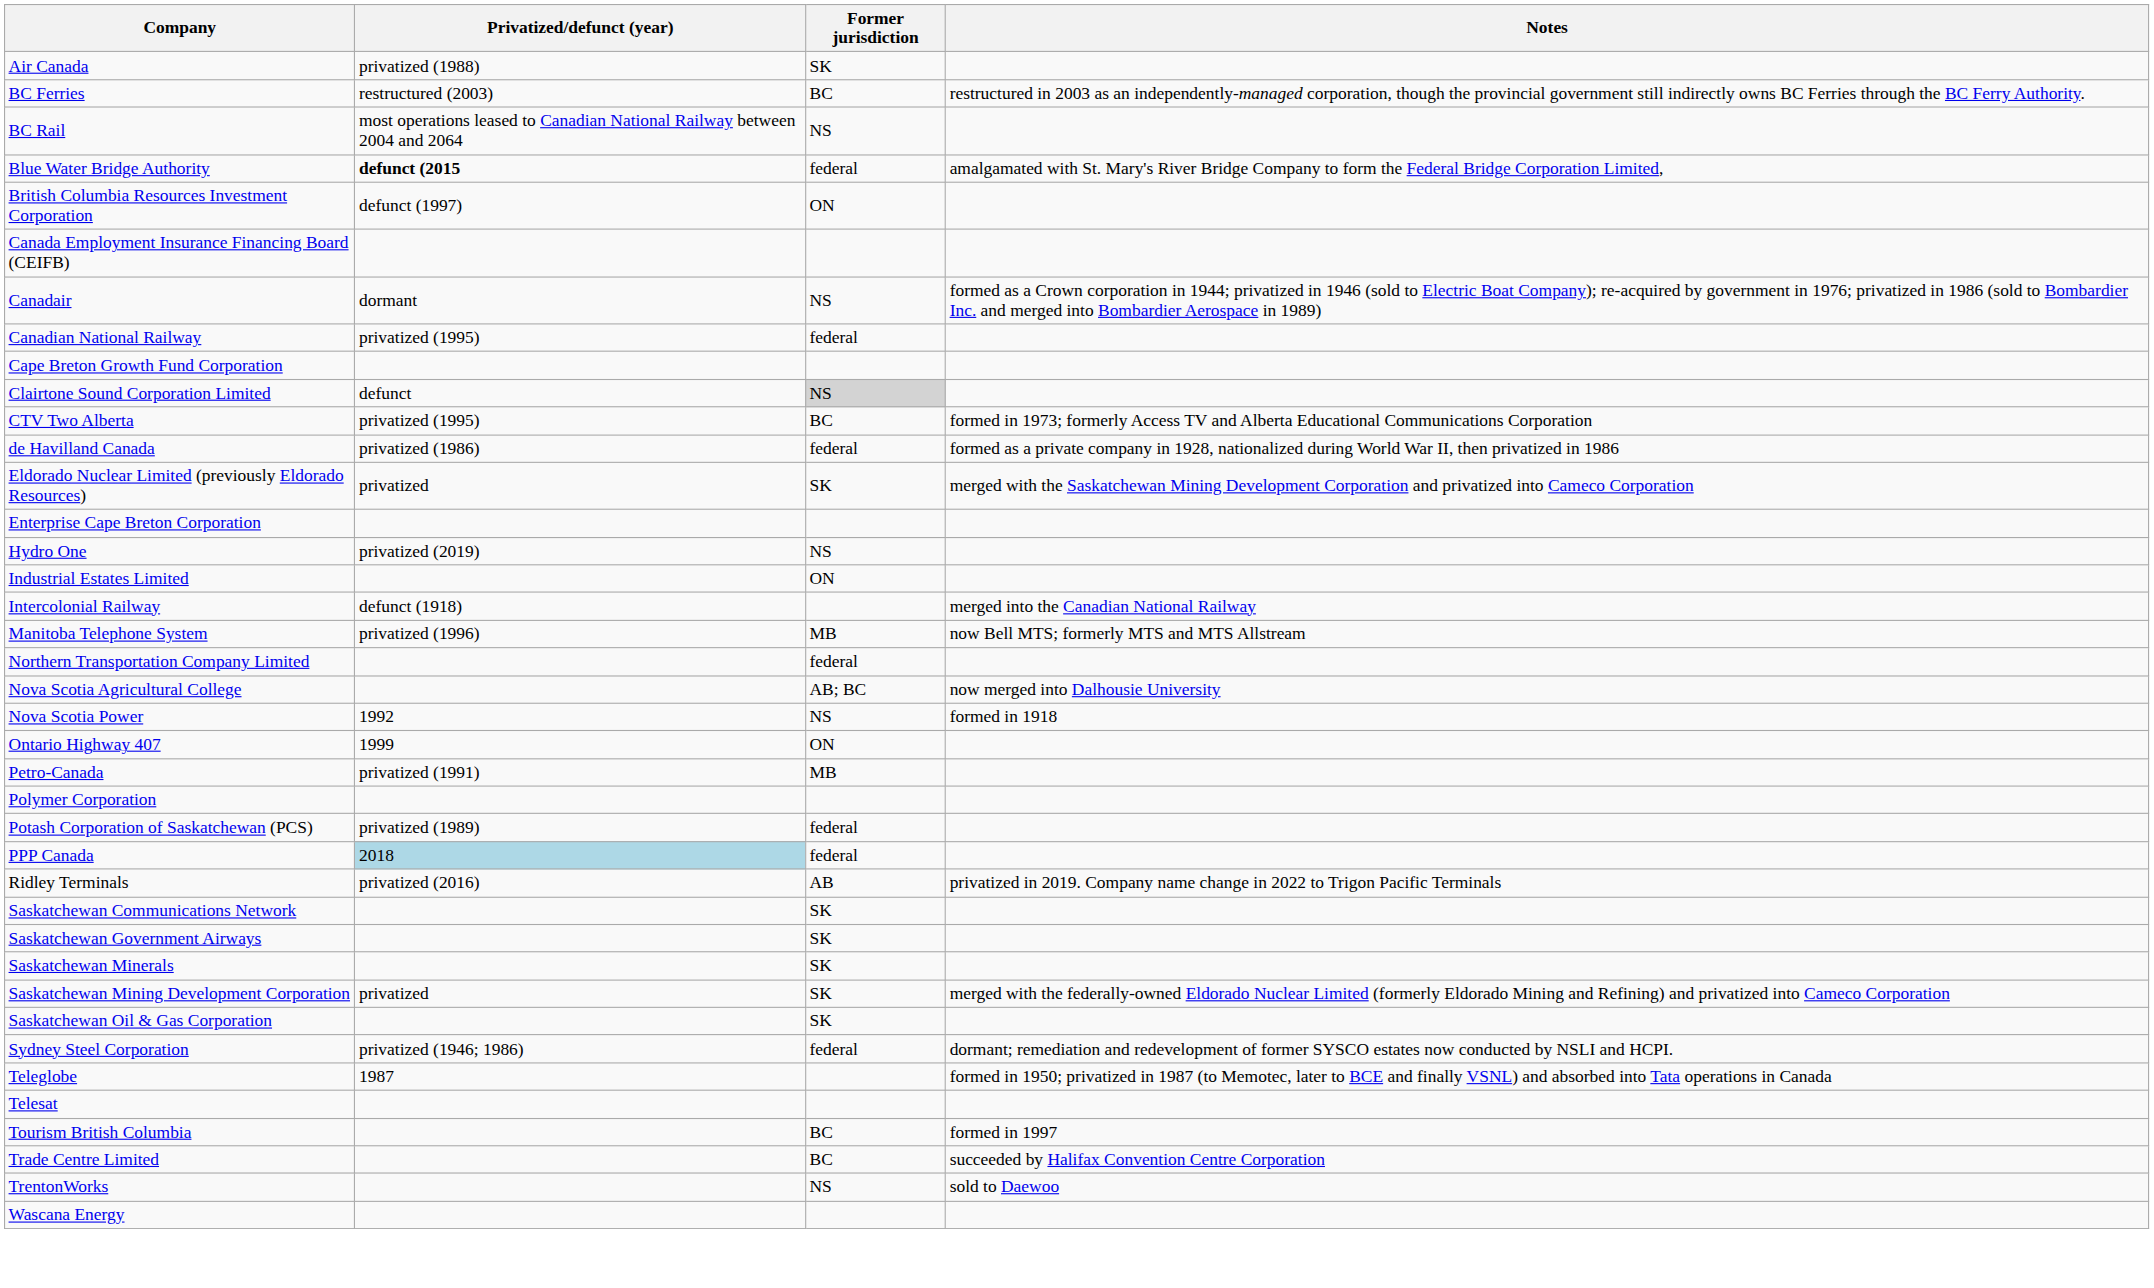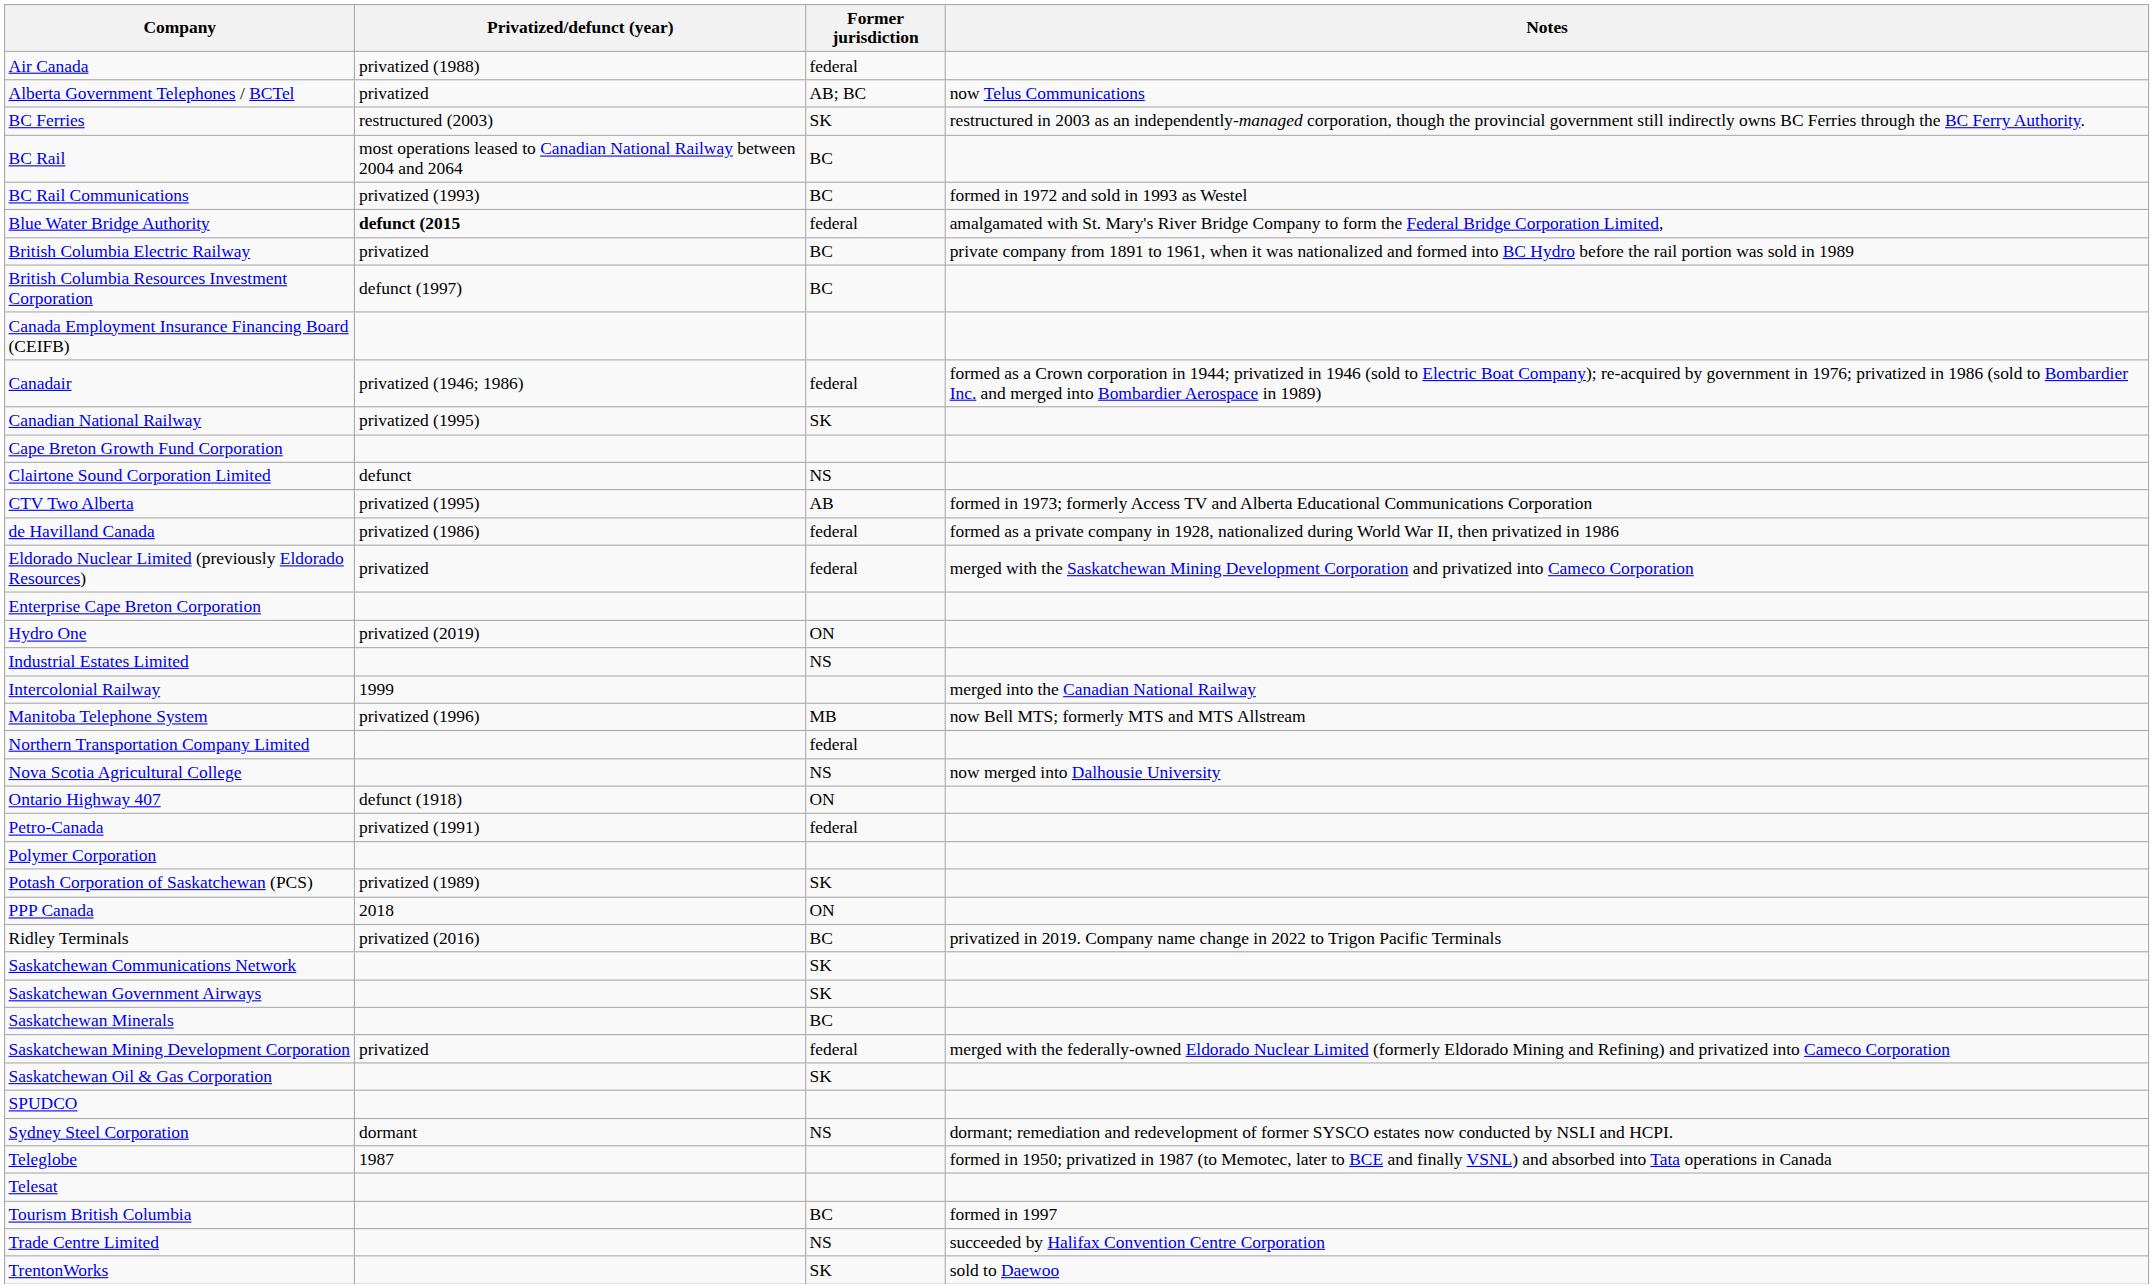(821, 65) SK -> (834, 65) federal
+ row: (152, 93)
(821, 93) BC -> (821, 120) SK
(821, 130) NS -> (821, 158) BC
+ row: (99, 195)
+ row: (129, 251)
(822, 205) ON -> (821, 288) BC
(388, 300) dormant -> (441, 383) privatized (1946; 1986)
(821, 300) NS -> (834, 383) federal
(834, 337) federal -> (821, 420) SK
(821, 393) lightgrey background -> (821, 475) no background
(821, 420) BC -> (822, 503) AB
(821, 485) SK -> (834, 568) federal
(821, 550) NS -> (822, 633) ON
(822, 578) ON -> (821, 661) NS
(411, 606) defunct (1918) -> (376, 689) 1999
(838, 689) AB; BC -> (821, 772) NS
- row: (76, 716)
(376, 744) 1999 -> (411, 799) defunct (1918)
(823, 772) MB -> (834, 827) federal
(834, 827) federal -> (821, 882) SK
(376, 855) lightblue background -> (376, 910) no background
(834, 855) federal -> (822, 910) ON
(822, 882) AB -> (821, 938) BC
(821, 965) SK -> (821, 1021) BC
(821, 993) SK -> (834, 1048) federal
+ row: (43, 1104)
(441, 1048) privatized (1946; 1986) -> (388, 1131) dormant
(834, 1048) federal -> (821, 1131) NS
(821, 1159) BC -> (821, 1242) NS
(821, 1187) NS -> (821, 1270) SK
- row: (67, 1214)
